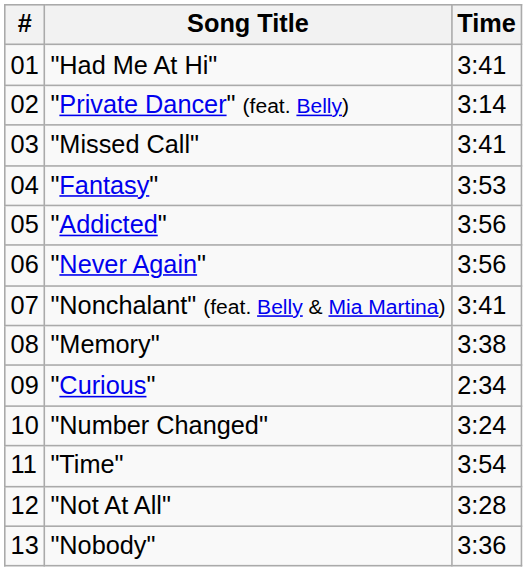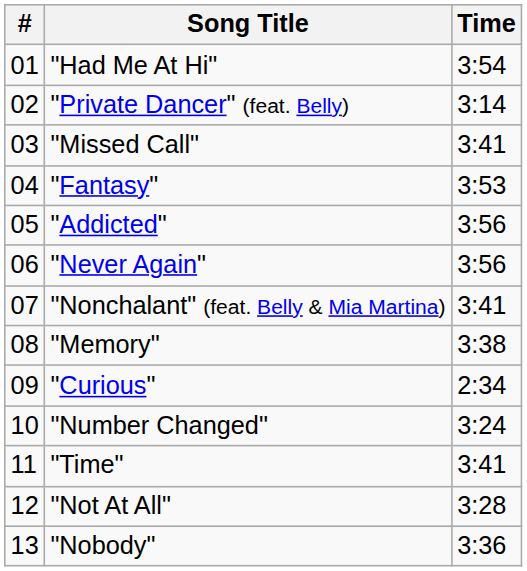(482, 64) 3:41 -> (482, 64) 3:54
(482, 465) 3:54 -> (482, 465) 3:41
